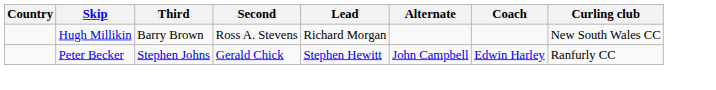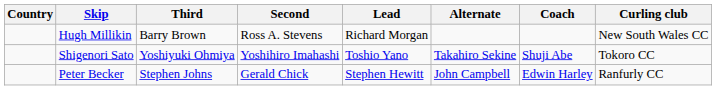+ row: (96, 54)
